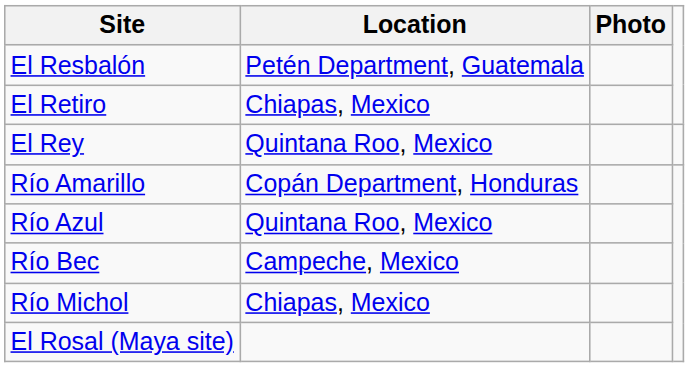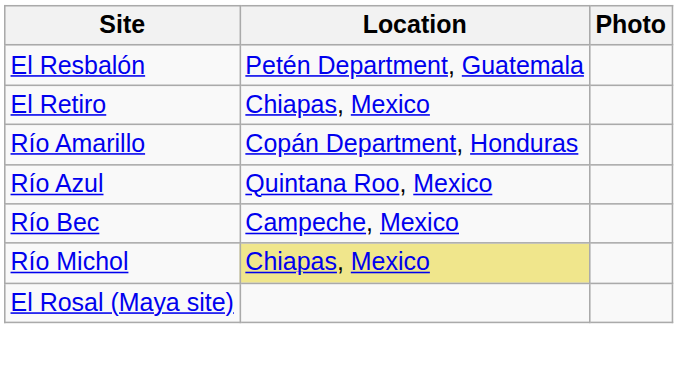- row: (47, 144)
(338, 302) no background -> (338, 262) khaki background
